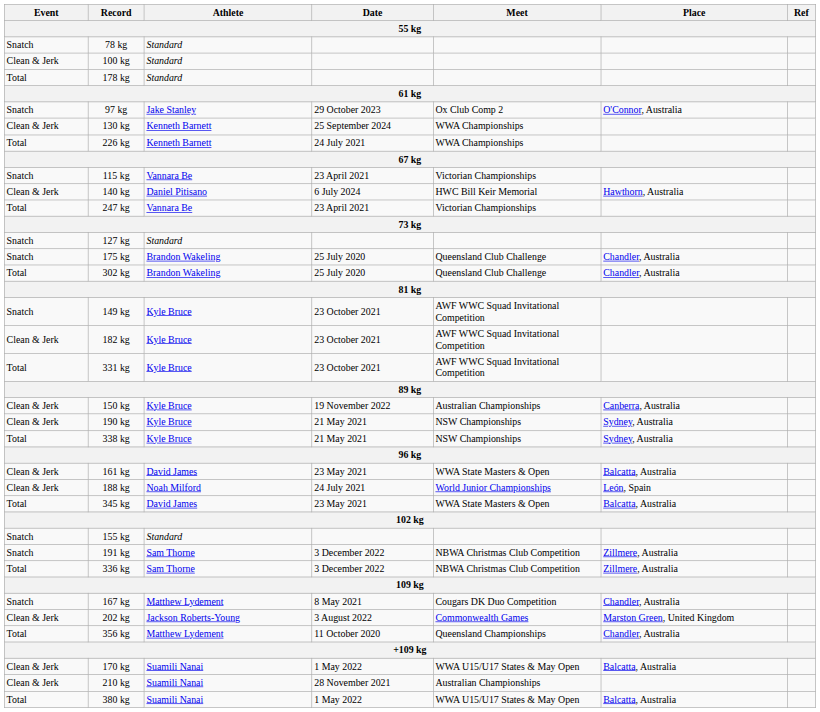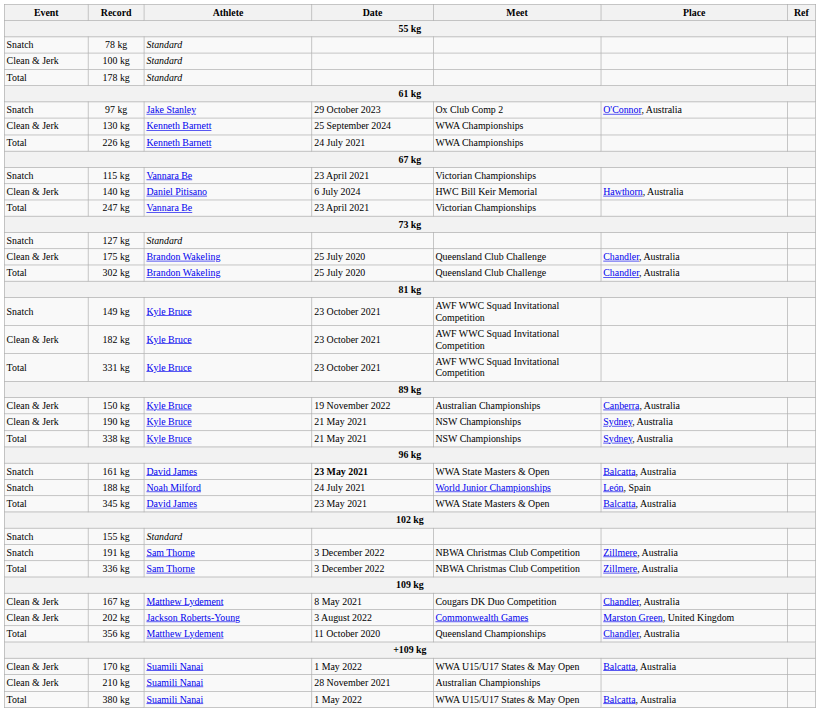(20, 257) Snatch -> (33, 257) Clean & Jerk
(33, 471) Clean & Jerk -> (20, 471) Snatch
(341, 471) normal -> (341, 471) bold
(33, 487) Clean & Jerk -> (20, 487) Snatch
(20, 601) Snatch -> (33, 601) Clean & Jerk
